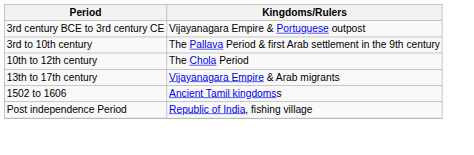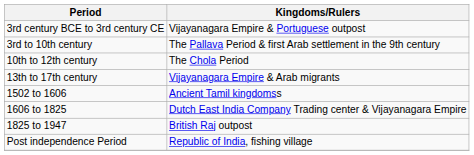+ row: (37, 110)
+ row: (37, 126)
